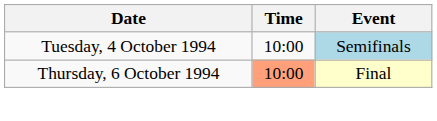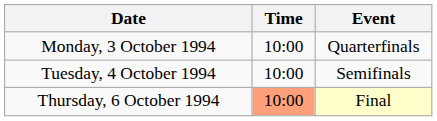+ row: (128, 45)
(373, 45) lightblue background -> (373, 73) no background
